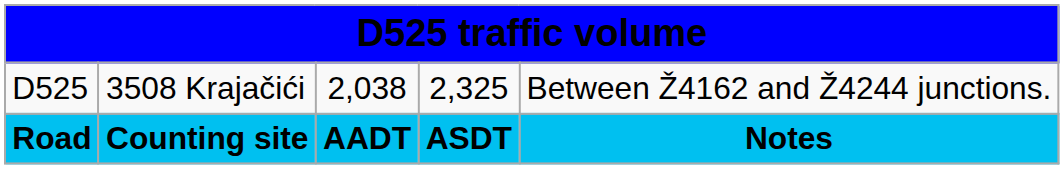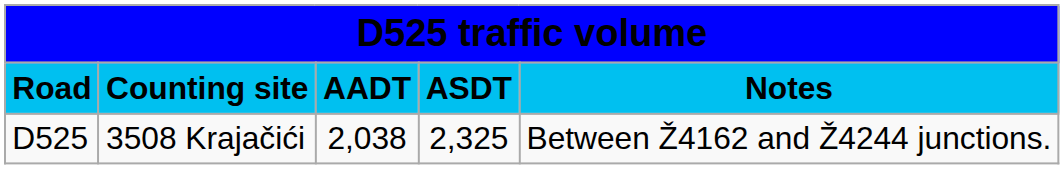rows swapped: (52, 138) <-> (50, 87)
